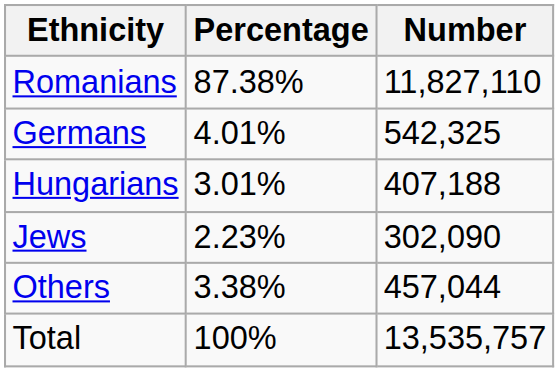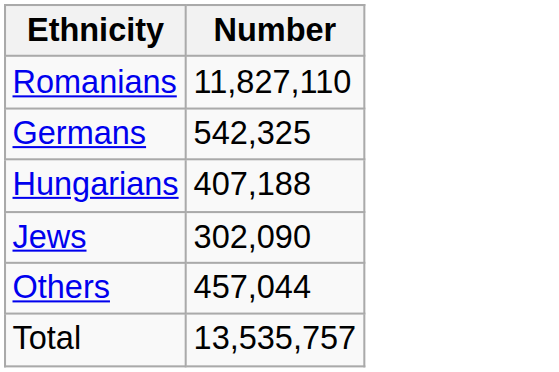- column: (281, 30)
